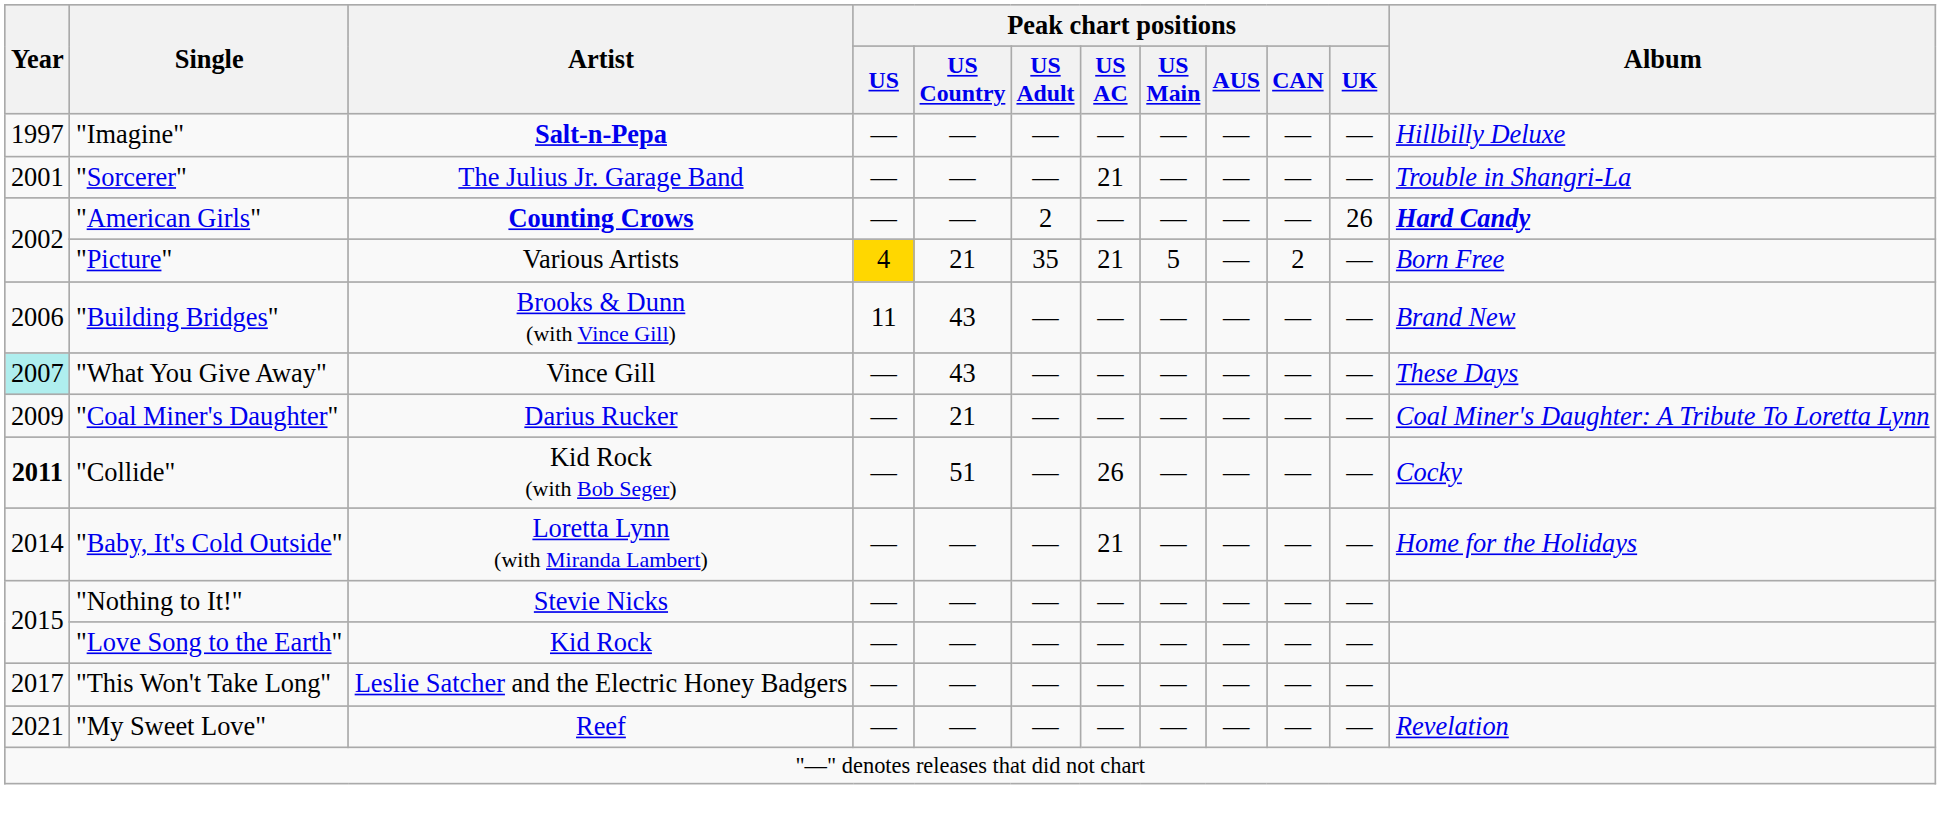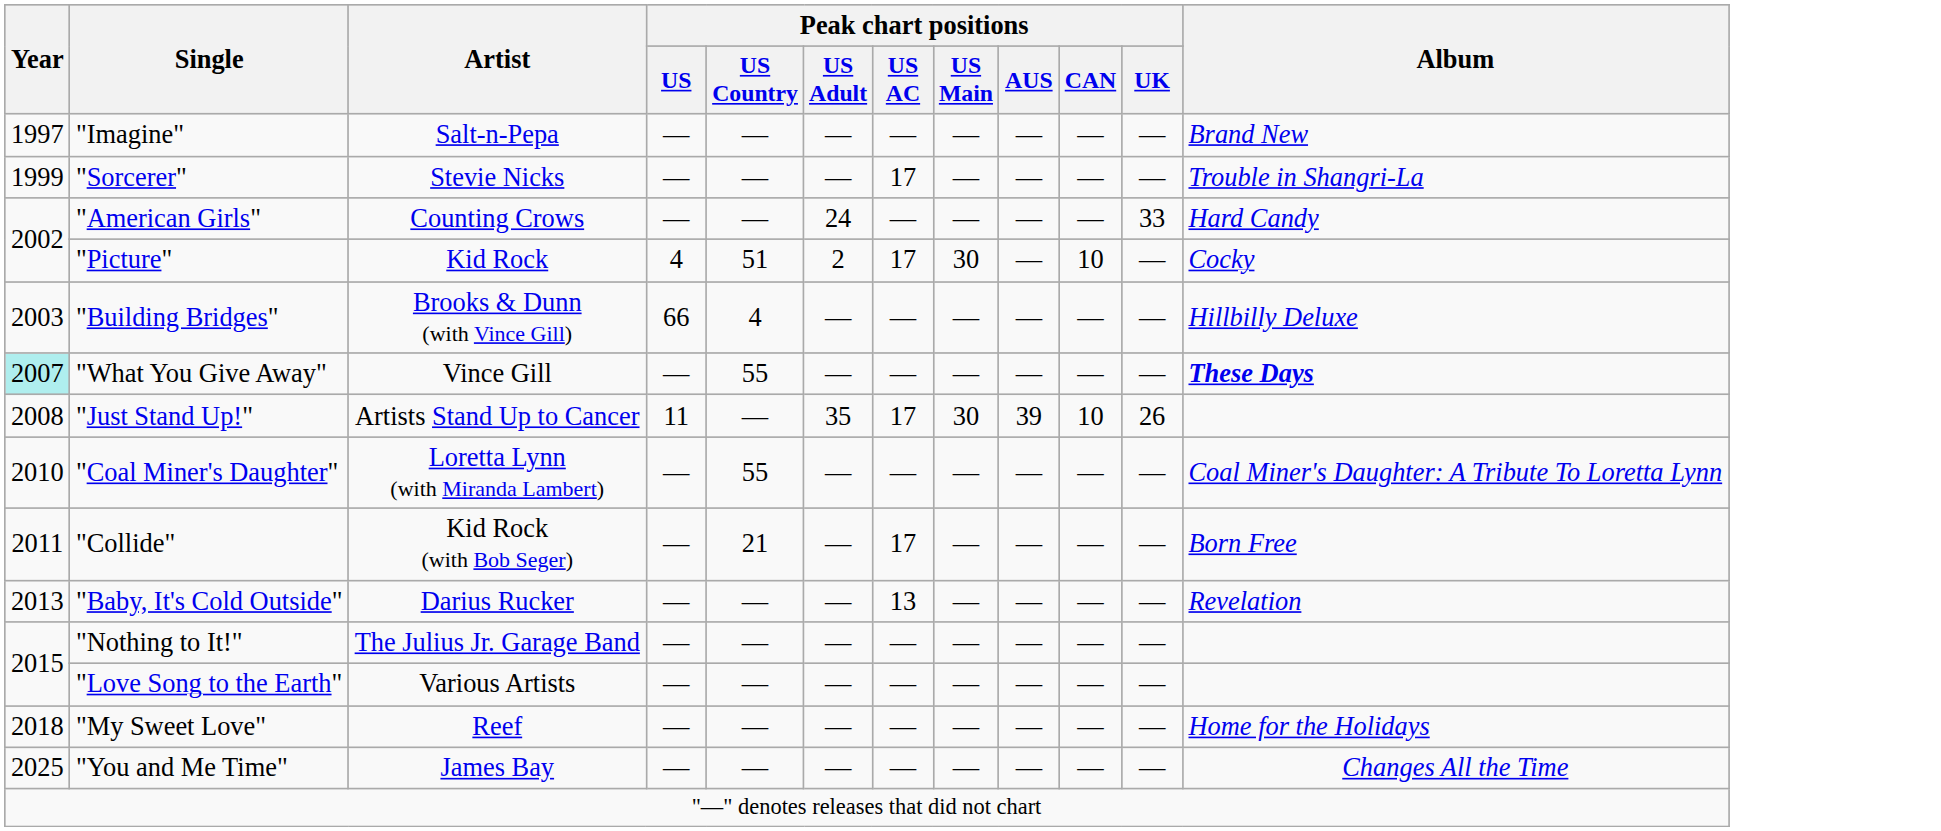(601, 134) bold -> (497, 134) normal
(1481, 134) Hillbilly Deluxe -> (1248, 134) Brand New
(37, 176) 2001 -> (37, 176) 1999
(601, 176) The Julius Jr. Garage Band -> (497, 176) Stevie Nicks
(1110, 176) 21 -> (903, 176) 17
(601, 218) bold -> (497, 218) normal
(1045, 218) 2 -> (838, 218) 24
(1360, 218) 26 -> (1152, 218) 33
(1463, 218) bold -> (1254, 218) normal
(601, 260) Various Artists -> (497, 260) Kid Rock
(884, 260) gold background -> (676, 260) no background
(962, 260) 21 -> (755, 260) 51
(1045, 260) 35 -> (838, 260) 2
(1110, 260) 21 -> (903, 260) 17
(1173, 260) 5 -> (966, 260) 30
(1298, 260) 2 -> (1090, 260) 10
(1450, 260) Born Free -> (1221, 260) Cocky
(37, 316) 2006 -> (37, 316) 2003
(884, 316) 11 -> (676, 316) 66
(962, 316) 43 -> (755, 316) 4
(1456, 316) Brand New -> (1273, 316) Hillbilly Deluxe
(962, 373) 43 -> (755, 373) 55
(1457, 373) normal -> (1251, 373) bold
+ row: (164, 415)
(37, 415) 2009 -> (37, 472) 2010
(601, 415) Darius Rucker -> (497, 472) Loretta Lynn (with Miranda Lambert)
(962, 415) 21 -> (755, 472) 55
(37, 472) bold -> (37, 543) normal
(962, 472) 51 -> (755, 543) 21
(1110, 472) 26 -> (903, 543) 17
(1429, 472) Cocky -> (1243, 543) Born Free
(37, 543) 2014 -> (37, 600) 2013
(601, 543) Loretta Lynn (with Miranda Lambert) -> (497, 600) Darius Rucker
(1110, 543) 21 -> (903, 600) 13
(1517, 543) Home for the Holidays -> (1245, 600) Revelation
(601, 600) Stevie Nicks -> (497, 642) The Julius Jr. Garage Band
(601, 642) Kid Rock -> (497, 684) Various Artists
- row: (204, 684)
(37, 726) 2021 -> (37, 726) 2018
(1452, 726) Revelation -> (1309, 726) Home for the Holidays
+ row: (182, 767)
